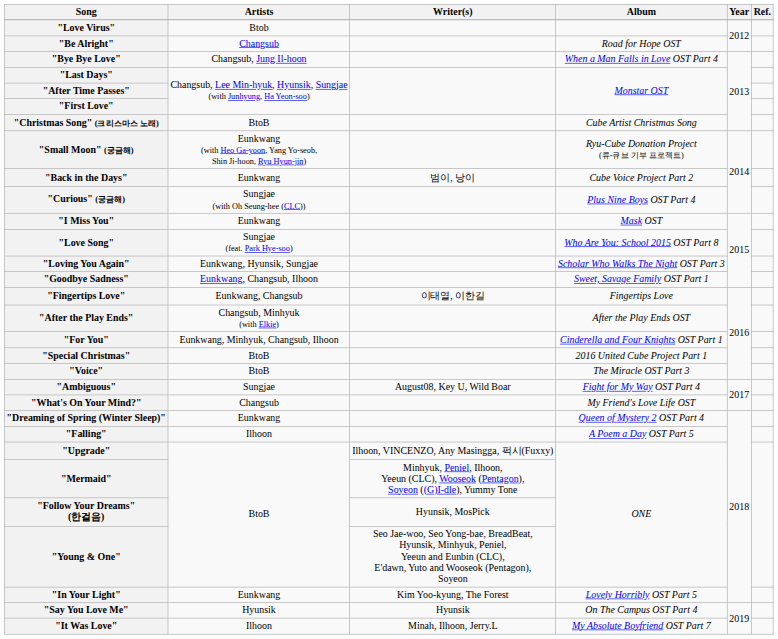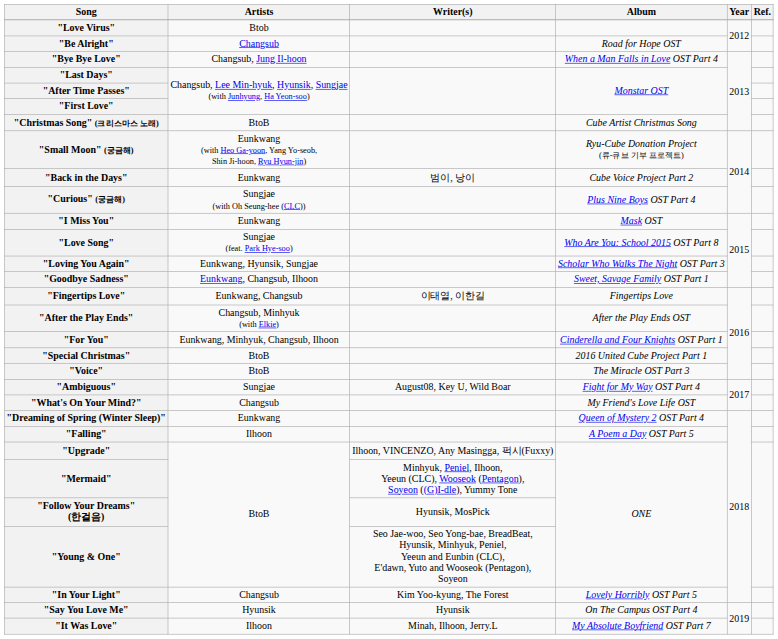(259, 594) Eunkwang -> (259, 594) Changsub
